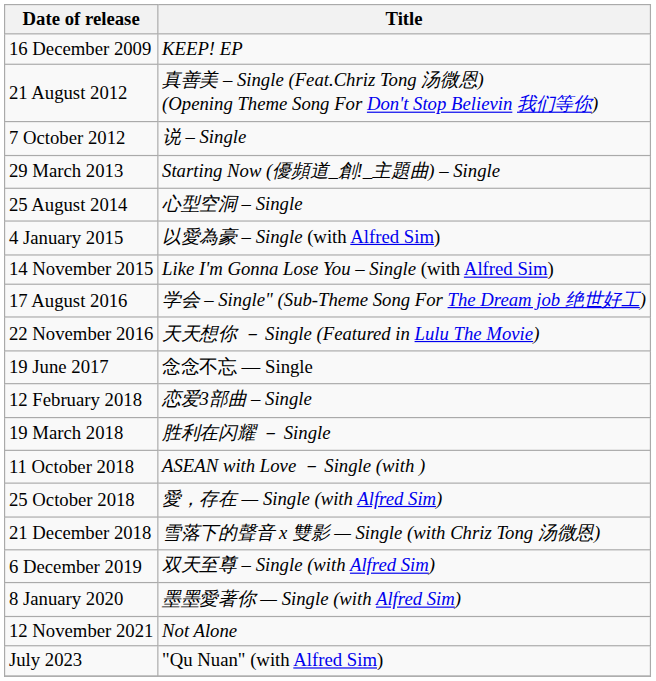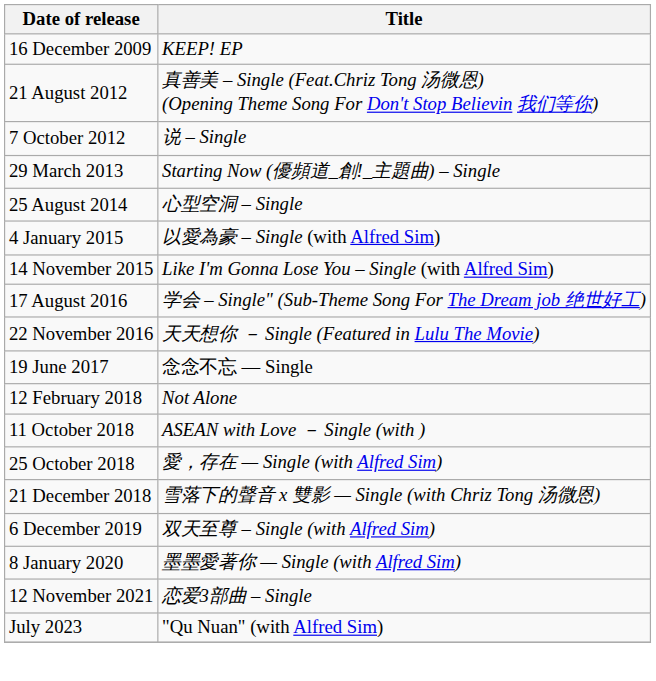(237, 399) 恋爱3部曲 – Single -> (200, 398) Not Alone
- row: (66, 433)
(200, 630) Not Alone -> (237, 595) 恋爱3部曲 – Single
